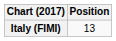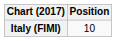(89, 28) 13 -> (89, 28) 10
